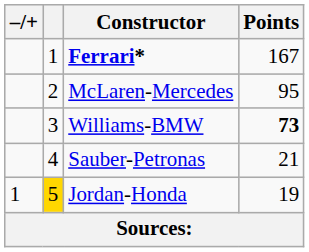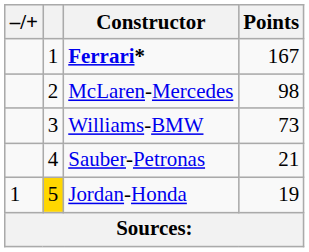(289, 90) 95 -> (289, 90) 98
(289, 125) bold -> (289, 125) normal
